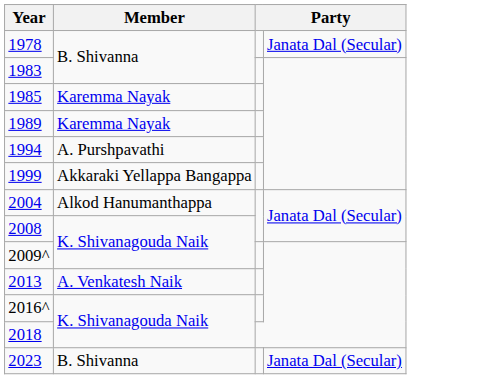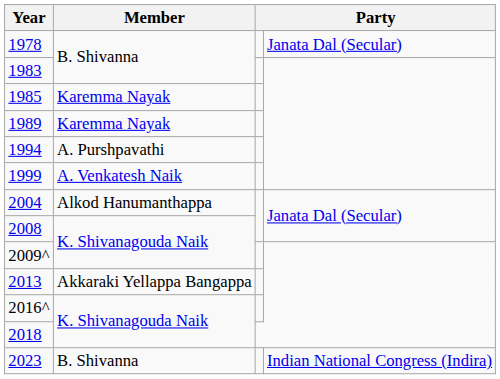(154, 176) Akkaraki Yellappa Bangappa -> (120, 176) A. Venkatesh Naik
(120, 281) A. Venkatesh Naik -> (154, 281) Akkaraki Yellappa Bangappa
(334, 360) Janata Dal (Secular) -> (380, 360) Indian National Congress (Indira)
